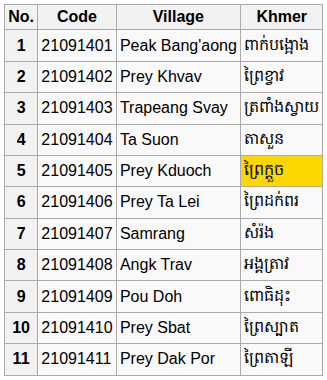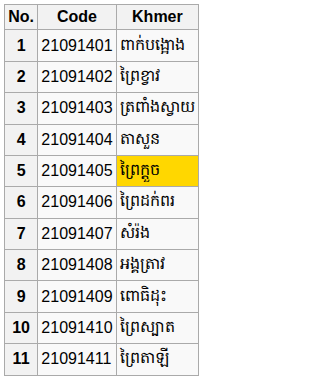- column: (178, 17)
